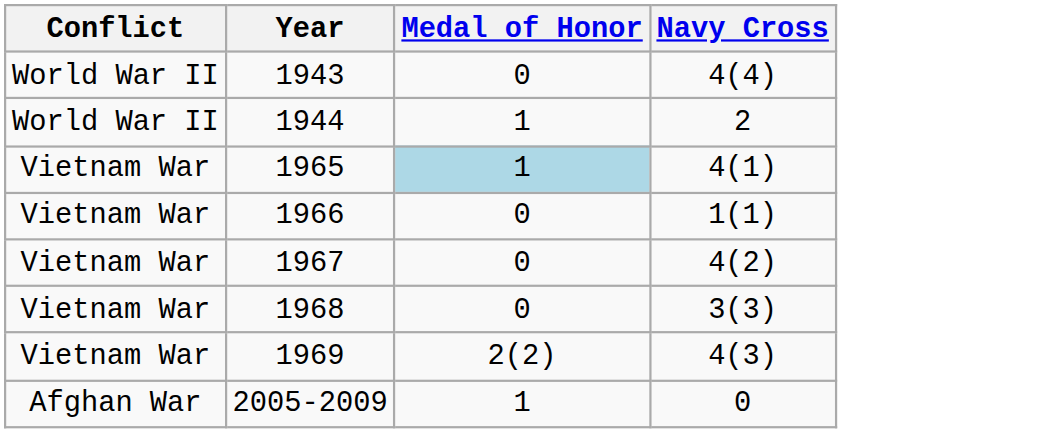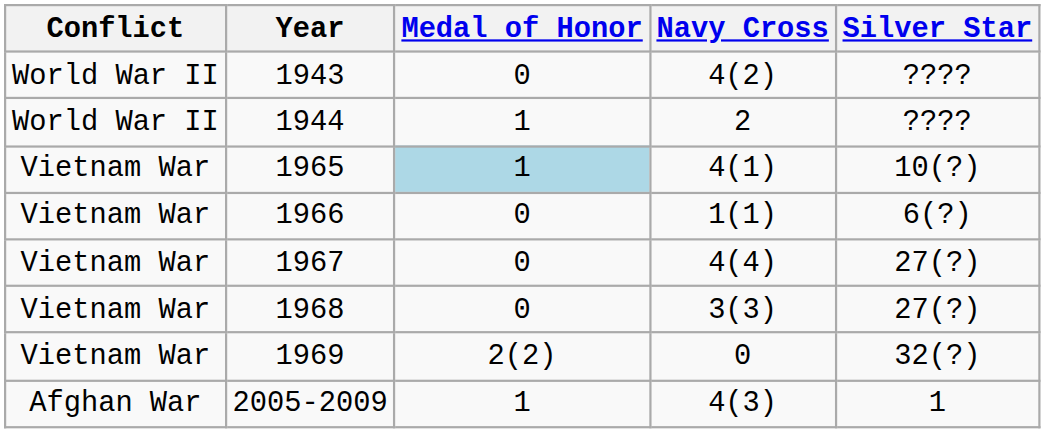+ column: (937, 29)
(743, 75) 4(4) -> (743, 75) 4(2)
(743, 263) 4(2) -> (743, 263) 4(4)
(743, 356) 4(3) -> (743, 356) 0
(743, 403) 0 -> (743, 403) 4(3)
